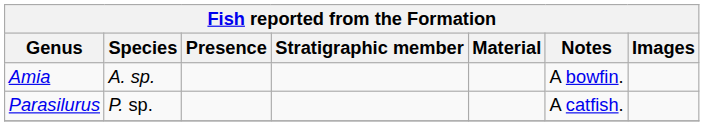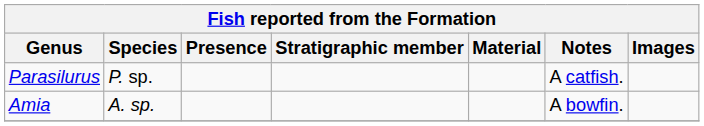rows swapped: (30, 76) <-> (54, 105)
